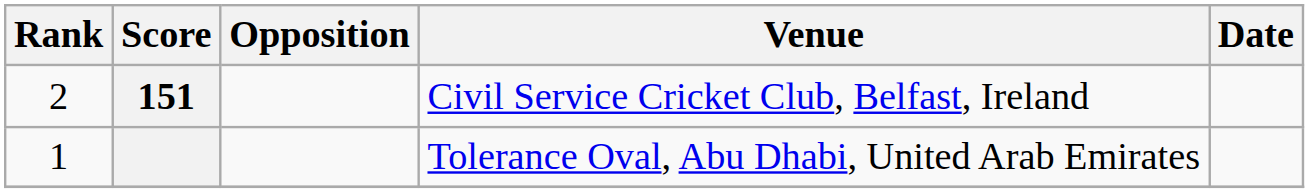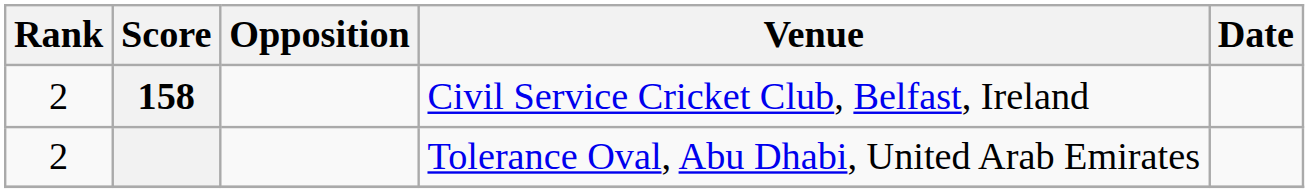(166, 95) 151 -> (166, 95) 158
(59, 156) 1 -> (59, 156) 2
